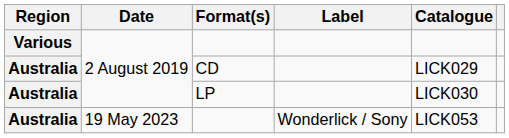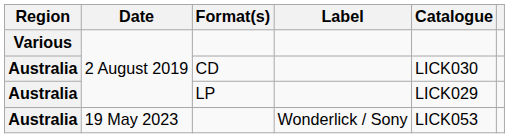(446, 68) LICK029 -> (446, 68) LICK030
(446, 94) LICK030 -> (446, 94) LICK029
